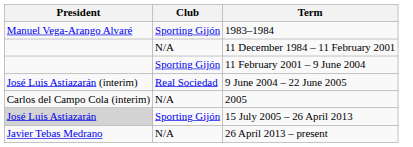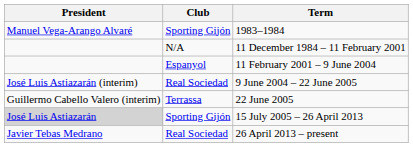(188, 64) Sporting Gijón -> (186, 64) Espanyol
+ row: (264, 99)
- row: (236, 99)
(164, 133) N/A -> (197, 133) Real Sociedad
